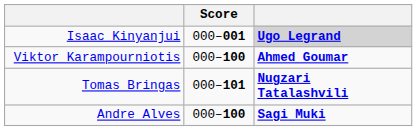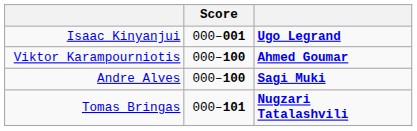(299, 36) lightgrey background -> (299, 36) no background
rows swapped: (131, 86) <-> (139, 115)
